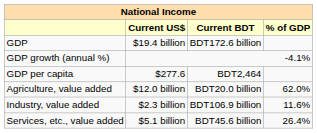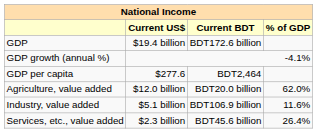(162, 105) $2.3 billion -> (162, 105) $5.1 billion
(162, 120) $5.1 billion -> (162, 120) $2.3 billion
